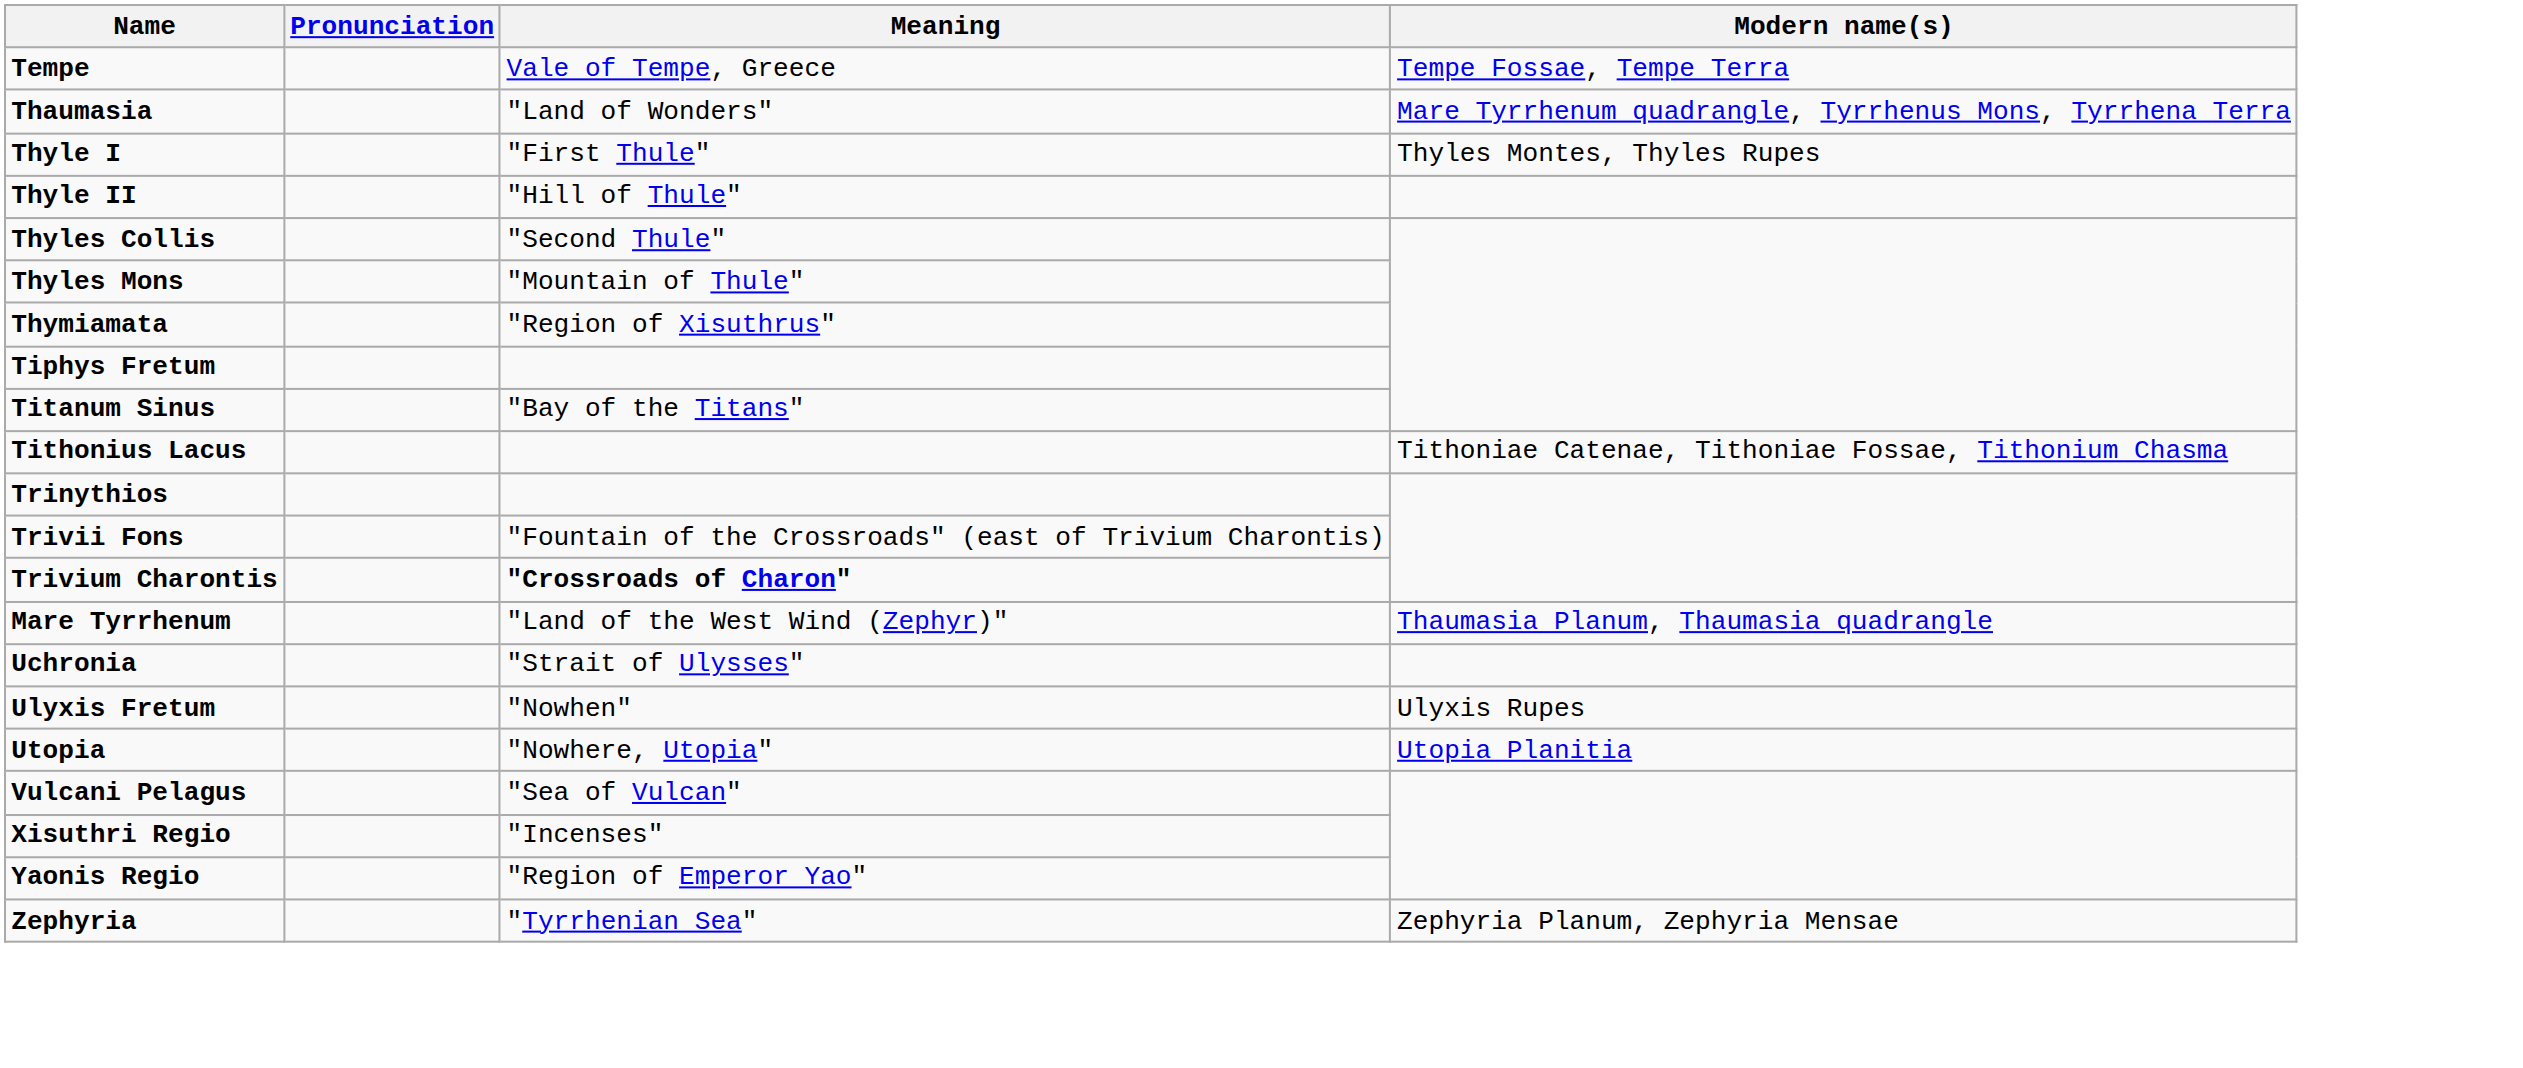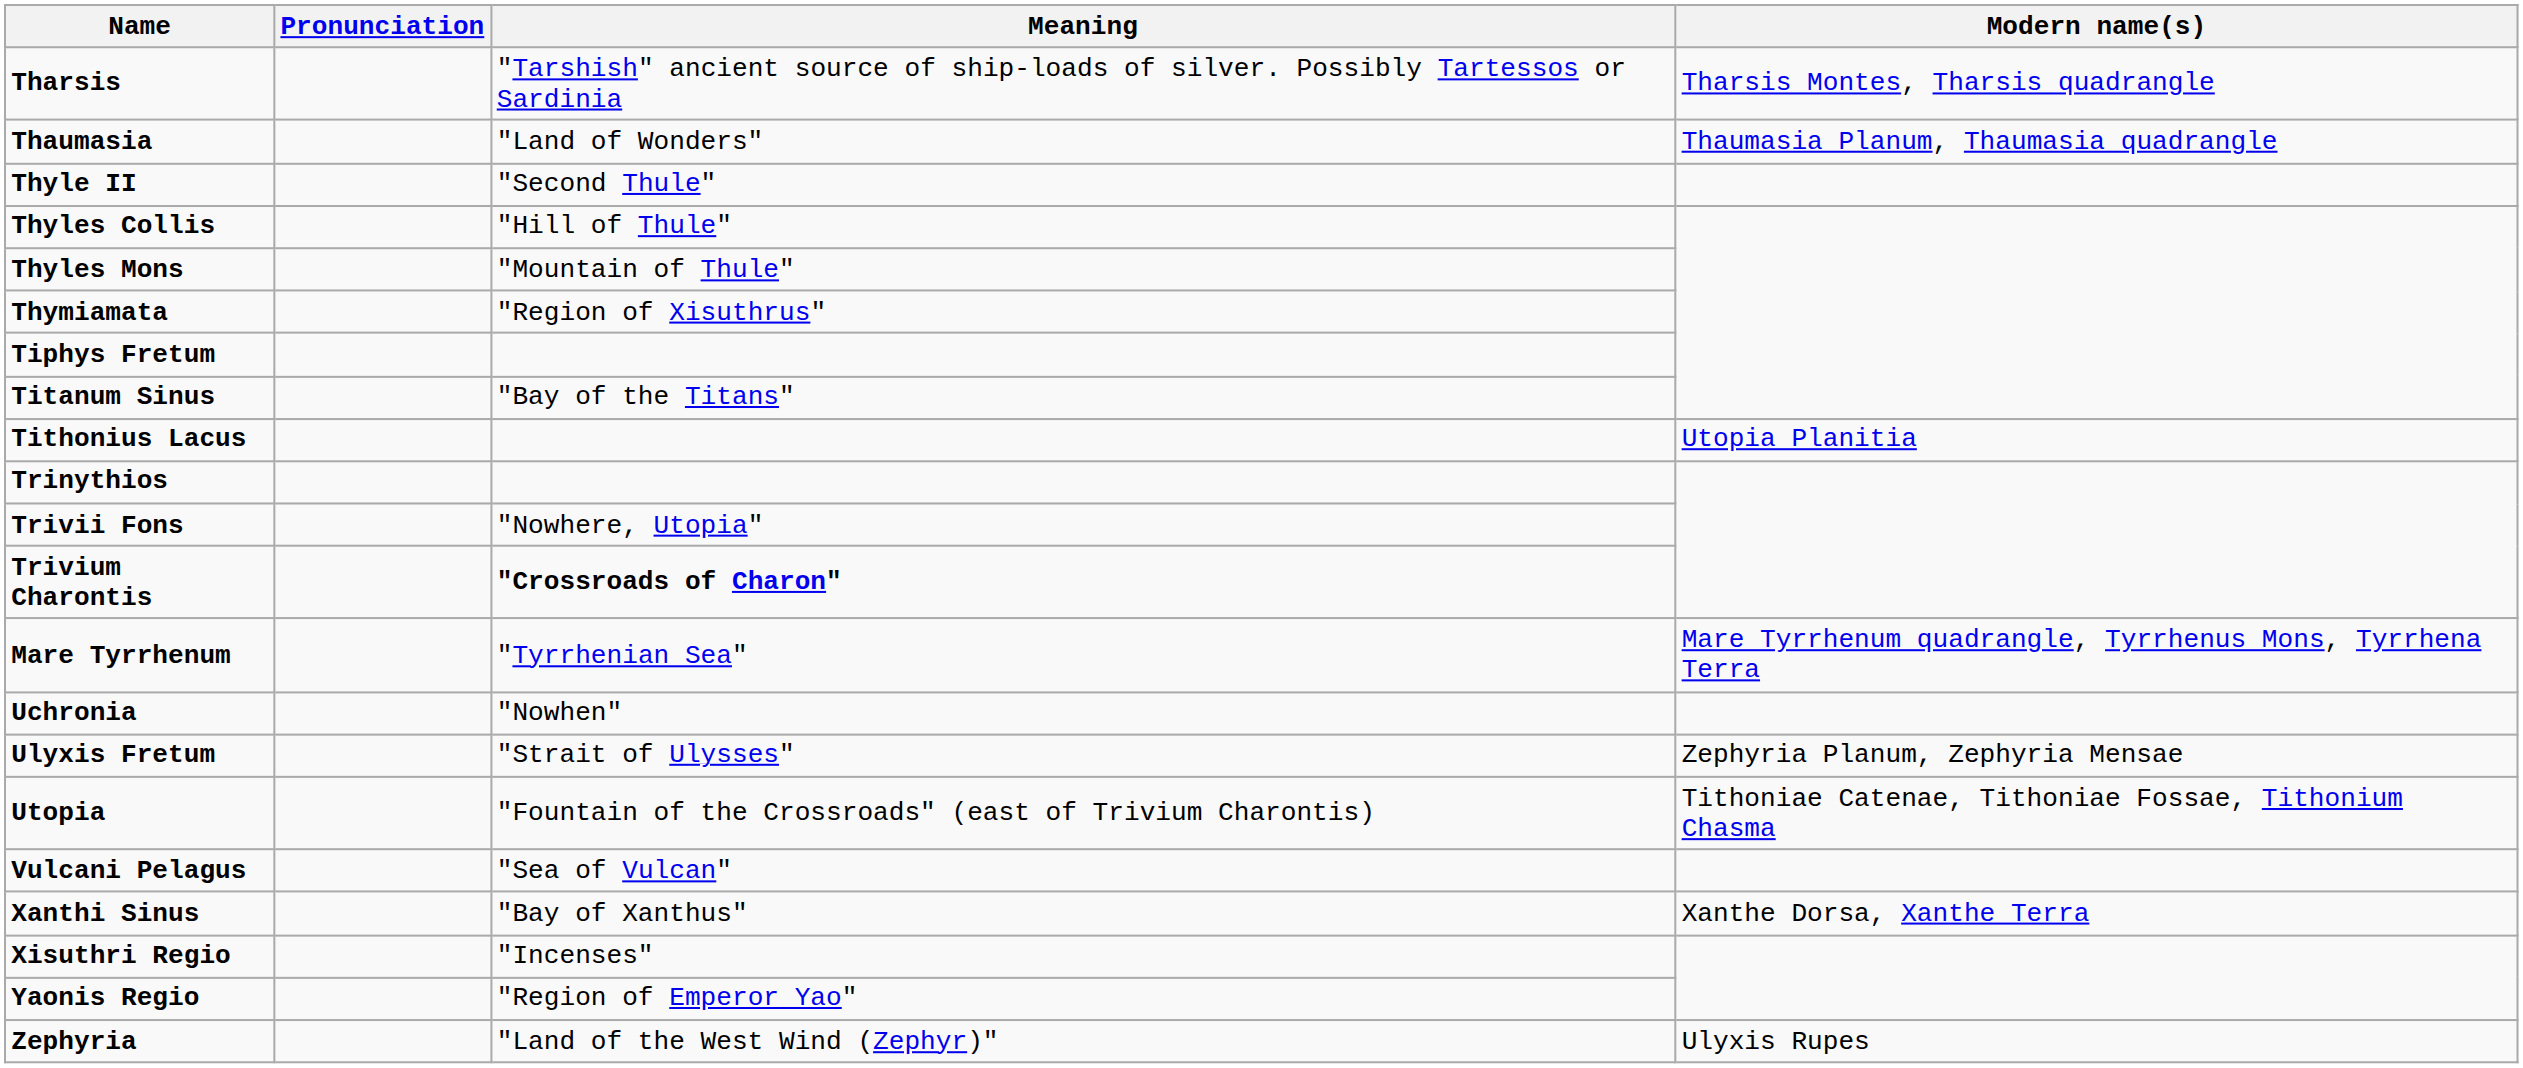- row: (50, 69)
+ row: (66, 84)
(1844, 111) Mare Tyrrhenum quadrangle, Tyrrhenus Mons, Tyrrhena Terra -> (1980, 142) Thaumasia Planum, Thaumasia quadrangle
- row: (66, 154)
(624, 197) "Hill of Thule" -> (607, 184) "Second Thule"
(616, 239) "Second Thule" -> (614, 227) "Hill of Thule"
(1813, 452) Tithoniae Catenae, Tithoniae Fossae, Tithonium Chasma -> (1799, 440) Utopia Planitia
(946, 537) "Fountain of the Crossroads" (east of Trivium Charontis) -> (630, 525) "Nowhere, Utopia"
(757, 623) "Land of the West Wind (Zephyr)" -> (622, 655) "Tyrrhenian Sea"
(1695, 623) Thaumasia Planum, Thaumasia quadrangle -> (2082, 655) Mare Tyrrhenum quadrangle, Tyrrhenus Mons, Tyrrhena Terra
(656, 665) "Strait of Ulysses" -> (559, 713) "Nowhen"
(569, 708) "Nowhen" -> (646, 756) "Strait of Ulysses"
(1491, 708) Ulyxis Rupes -> (1933, 756) Zephyria Planum, Zephyria Mensae
(640, 750) "Nowhere, Utopia" -> (936, 813) "Fountain of the Crossroads" (east of Trivium Charontis)
(1515, 750) Utopia Planitia -> (2042, 813) Tithoniae Catenae, Tithoniae Fossae, Tithonium Chasma
+ row: (105, 913)
(632, 921) "Tyrrhenian Sea" -> (748, 1041) "Land of the West Wind (Zephyr)"
(1648, 921) Zephyria Planum, Zephyria Mensae -> (1776, 1041) Ulyxis Rupes
